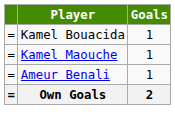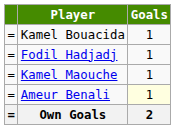+ row: (69, 55)
(149, 75) no background -> (149, 95) lightyellow background
